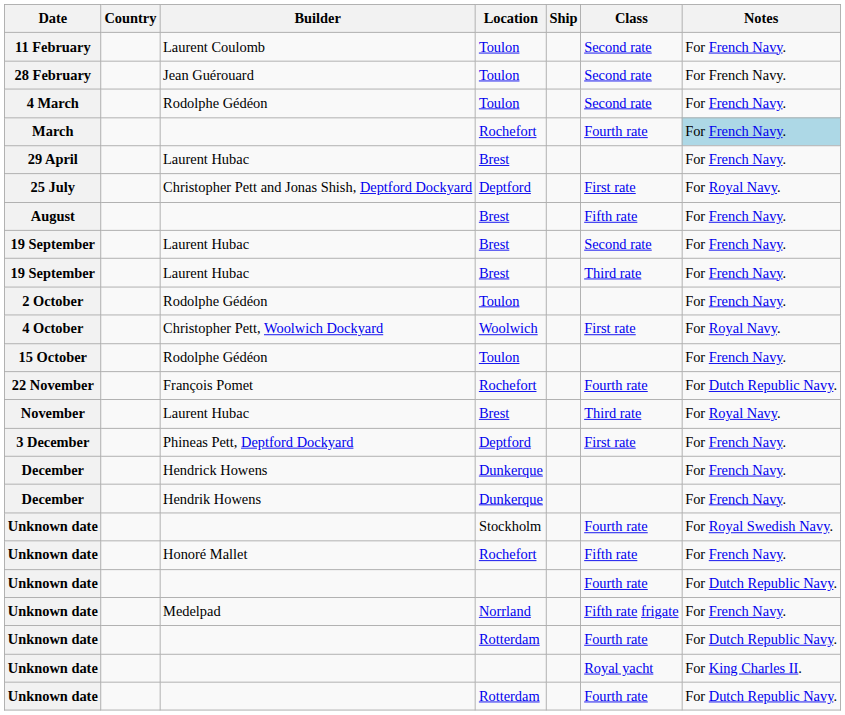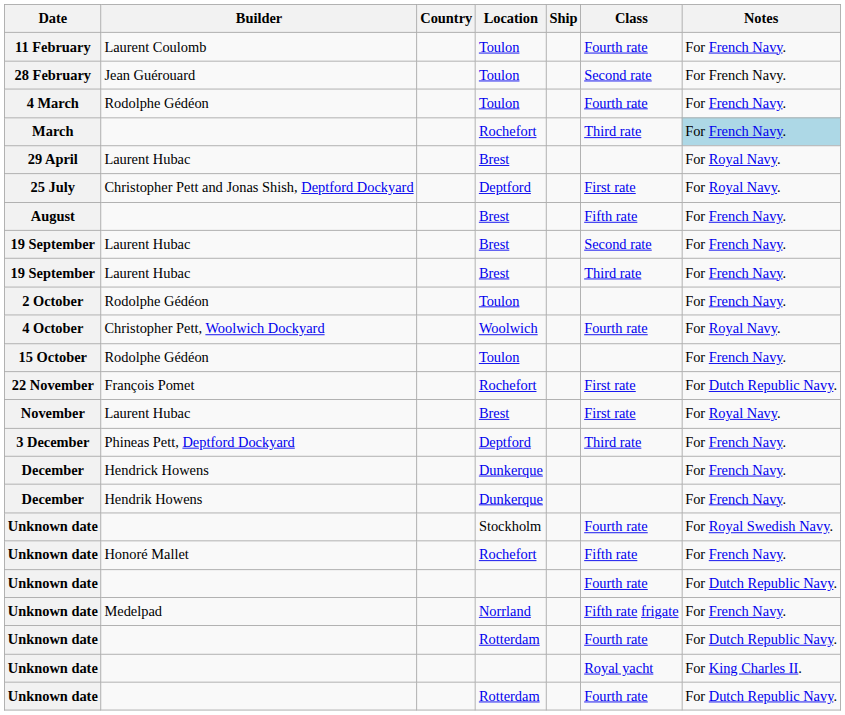columns swapped: (130, 18) <-> (318, 18)
(618, 46) Second rate -> (616, 46) Fourth rate
(618, 103) Second rate -> (616, 103) Fourth rate
(616, 131) Fourth rate -> (613, 131) Third rate
(736, 159) For French Navy. -> (733, 159) For Royal Navy.
(610, 329) First rate -> (616, 329) Fourth rate
(616, 385) Fourth rate -> (610, 385) First rate
(613, 413) Third rate -> (610, 413) First rate
(610, 442) First rate -> (613, 442) Third rate
